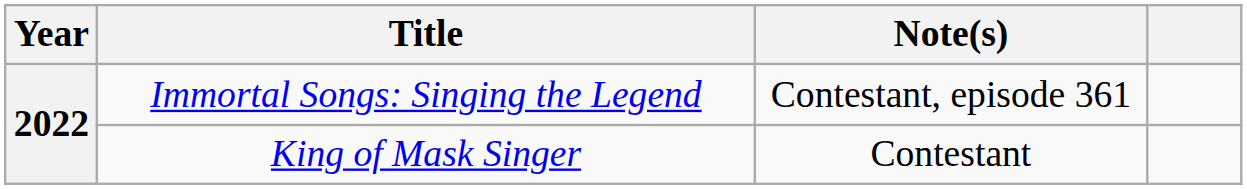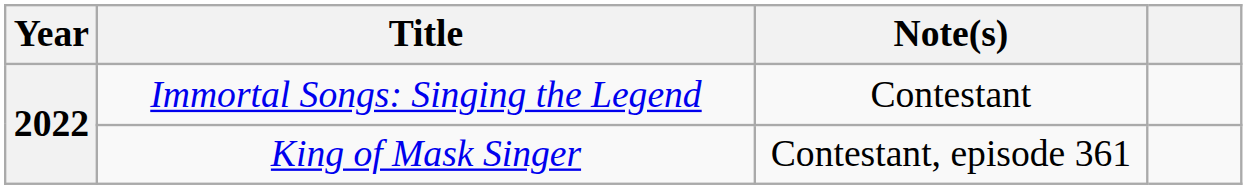(951, 93) Contestant, episode 361 -> (951, 93) Contestant
(951, 153) Contestant -> (951, 153) Contestant, episode 361
